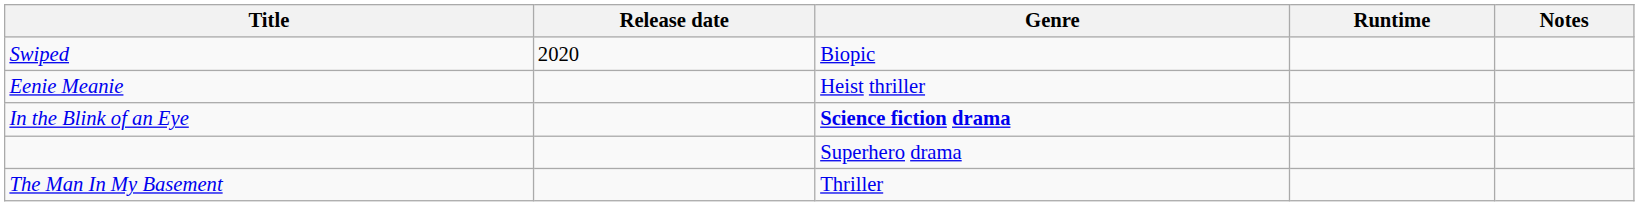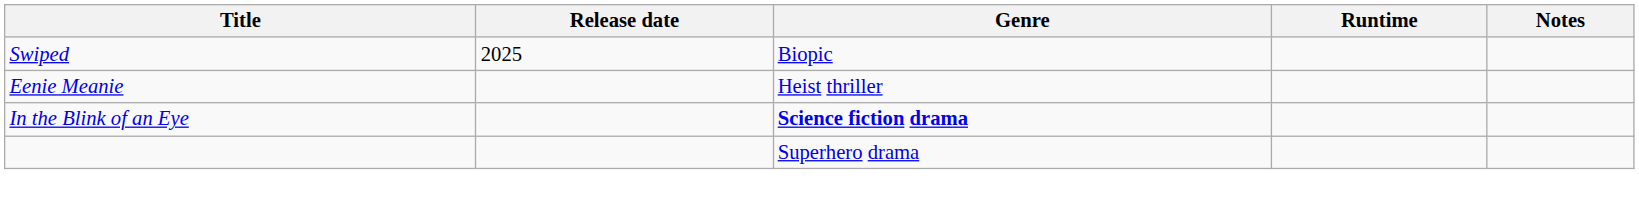(558, 53) 2020 -> (501, 53) 2025
- row: (116, 184)
